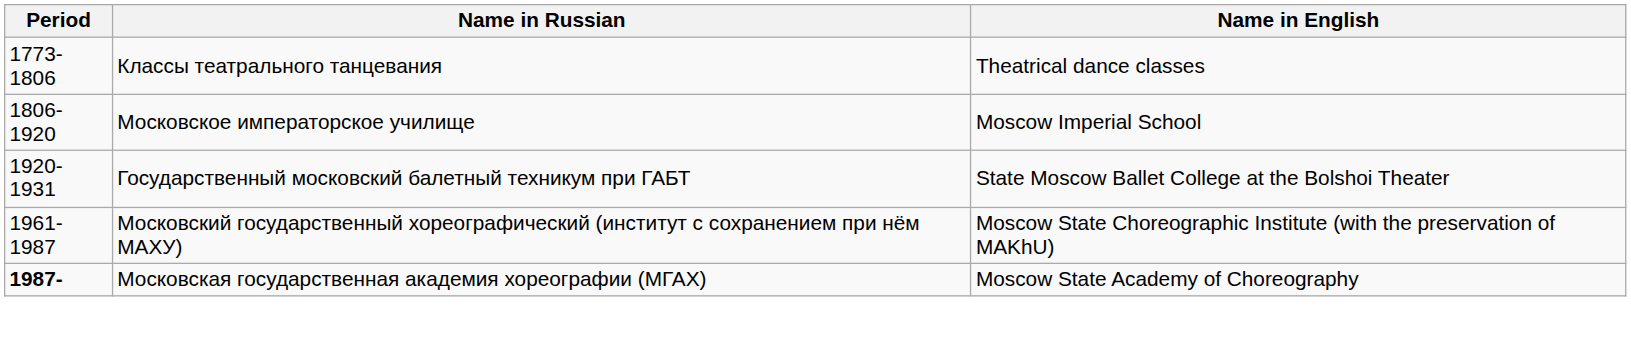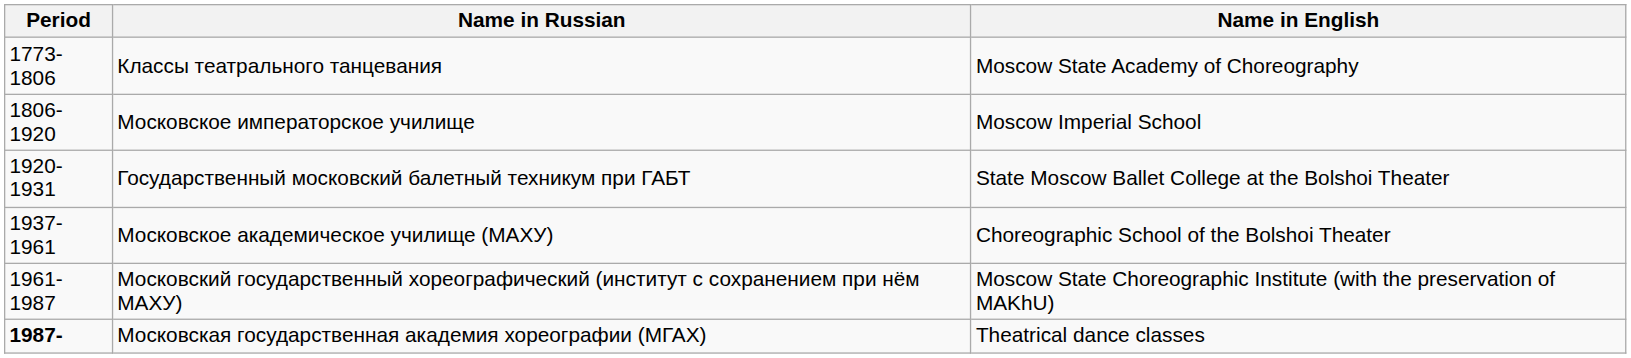(1090, 65) Theatrical dance classes -> (1167, 65) Moscow State Academy of Choreography
+ row: (335, 234)
(1167, 279) Moscow State Academy of Choreography -> (1090, 335) Theatrical dance classes
